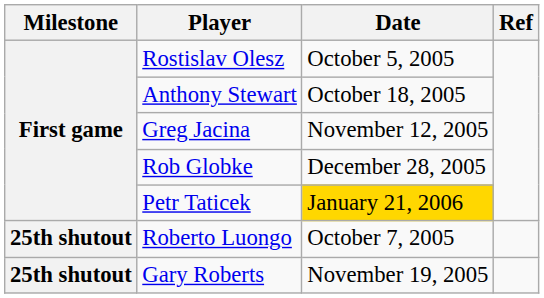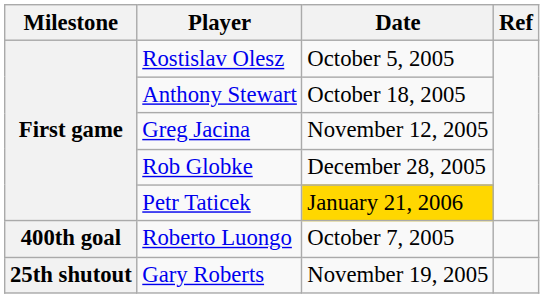(71, 238) 25th shutout -> (71, 238) 400th goal
